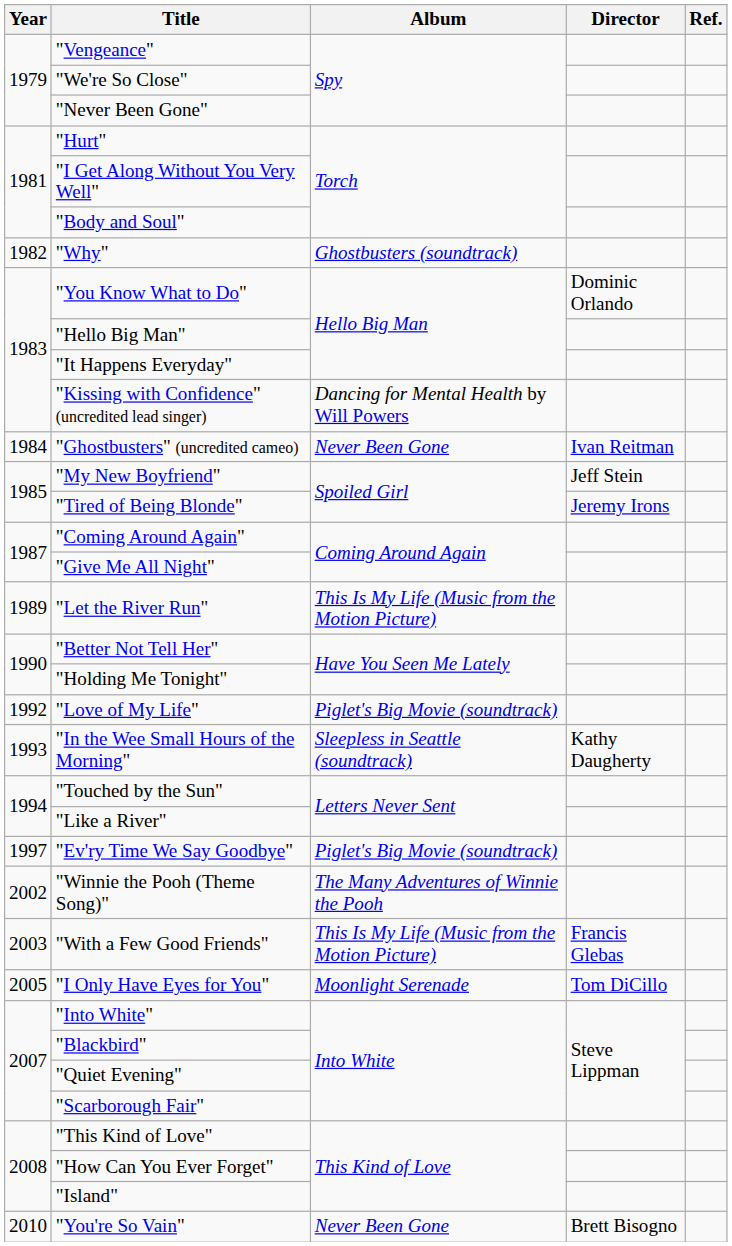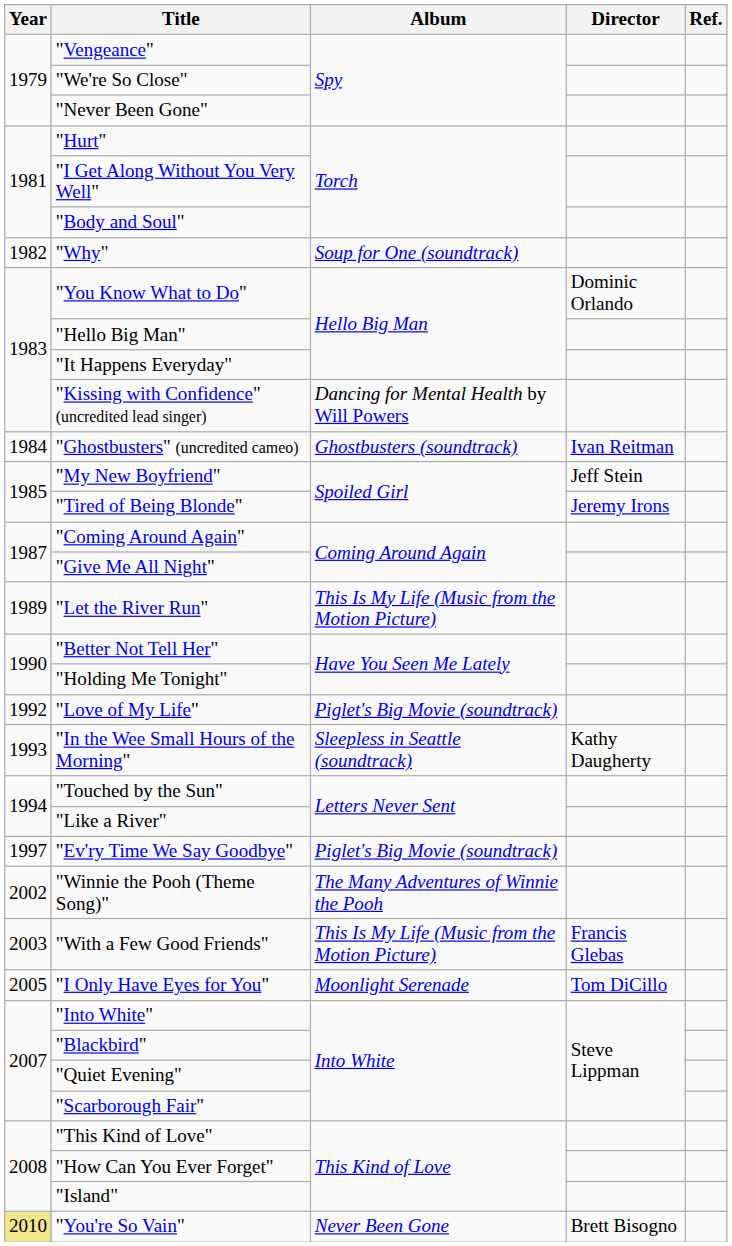(416, 252) Ghostbusters (soundtrack) -> (417, 252) Soup for One (soundtrack)
(382, 446) Never Been Gone -> (416, 446) Ghostbusters (soundtrack)
(28, 1226) no background -> (28, 1226) khaki background
